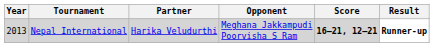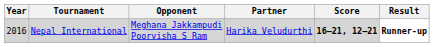columns swapped: (174, 11) <-> (267, 11)
(17, 30) 2013 -> (17, 30) 2016
